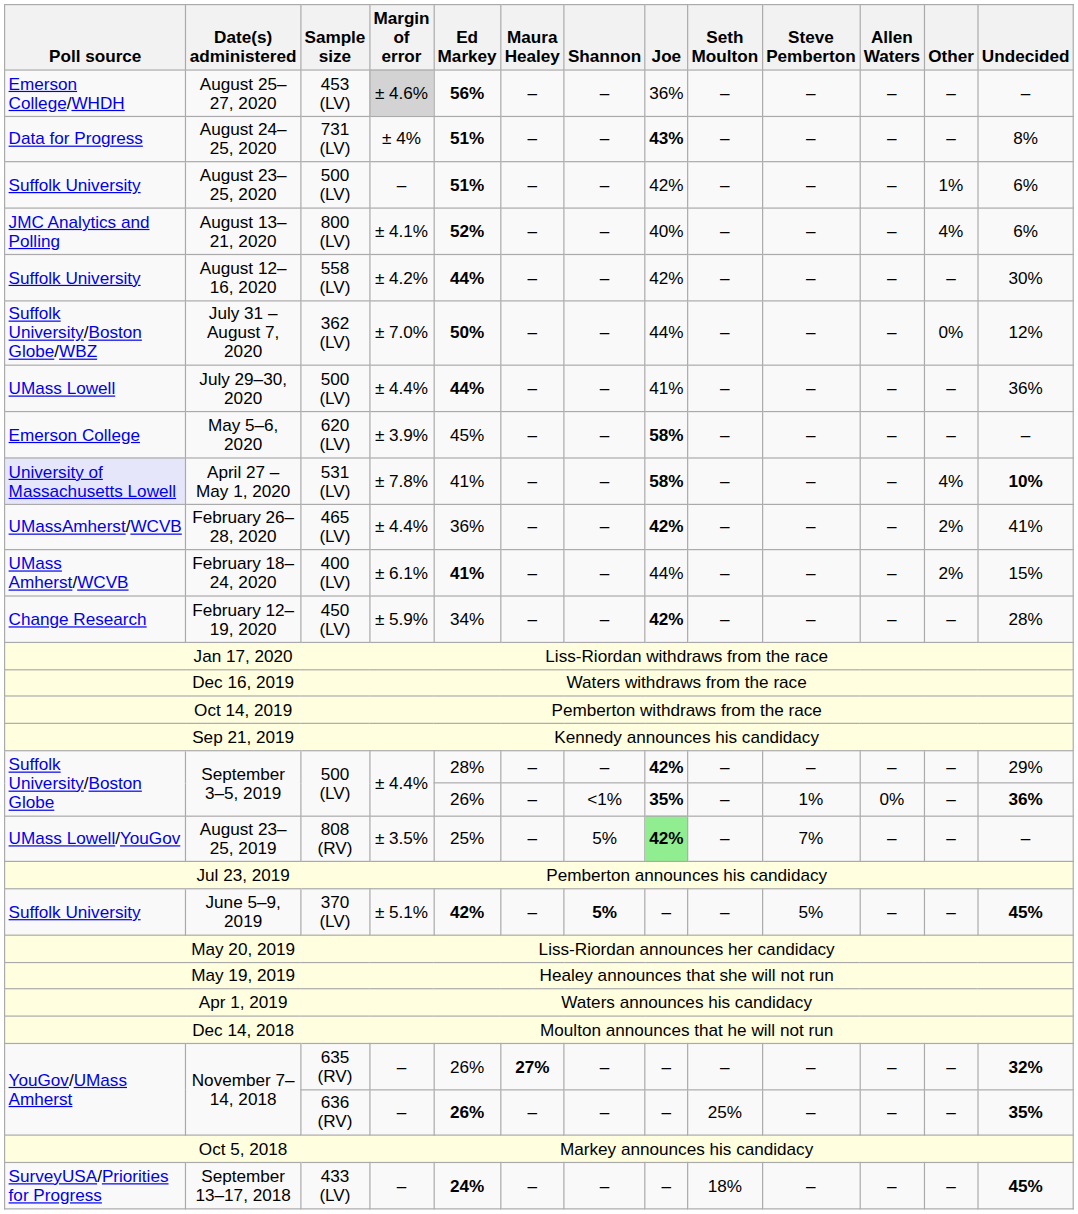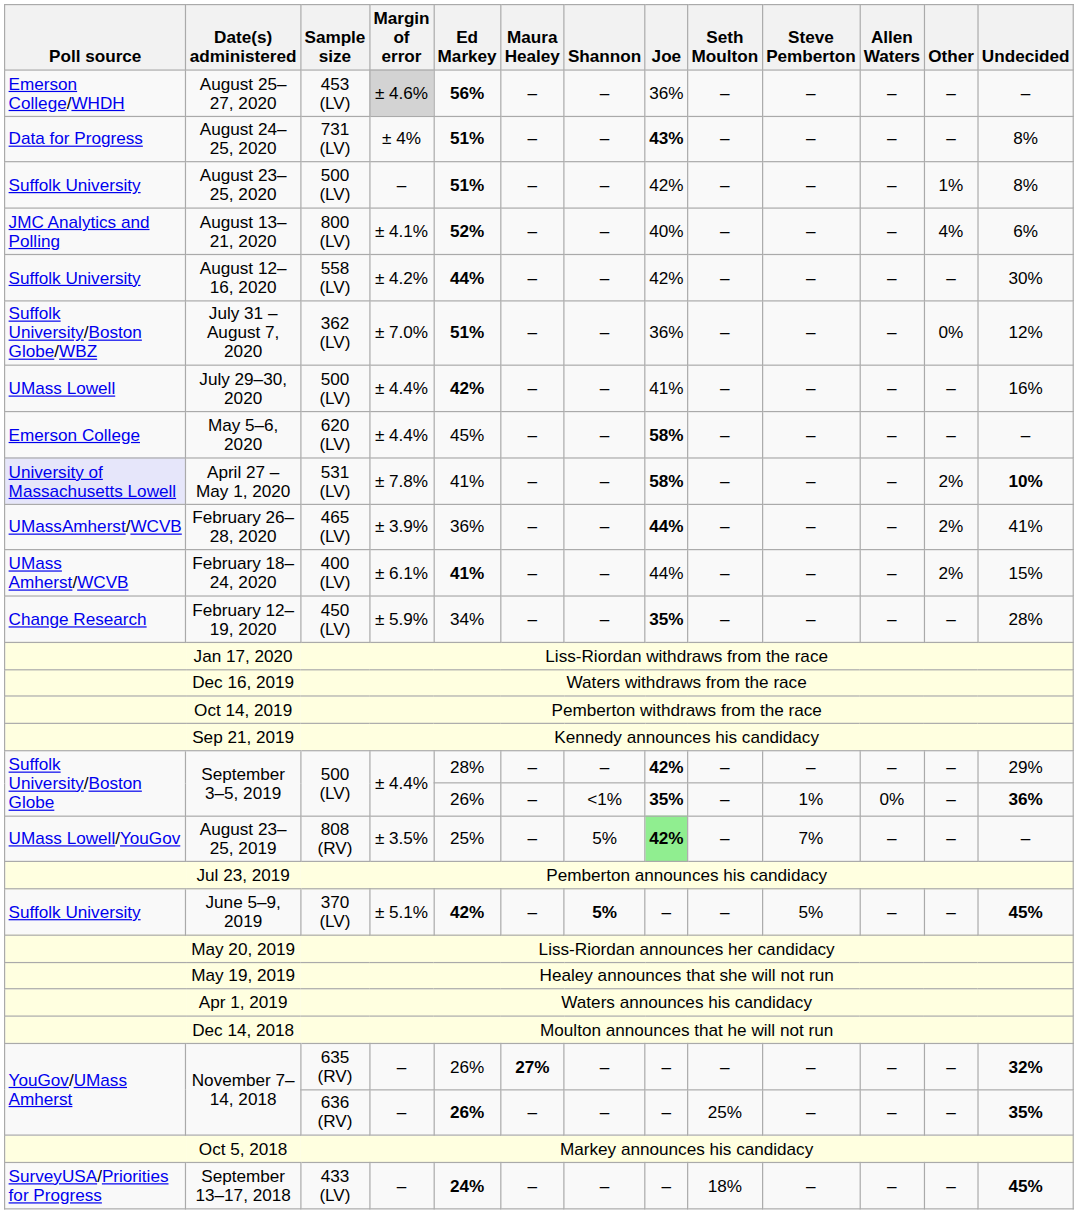(1026, 185) 6% -> (1026, 185) 8%
(467, 333) 50% -> (467, 333) 51%
(666, 333) 44% -> (666, 333) 36%
(467, 389) 44% -> (467, 389) 42%
(1026, 389) 36% -> (1026, 389) 16%
(402, 435) ± 3.9% -> (402, 435) ± 4.4%
(951, 481) 4% -> (951, 481) 2%
(402, 527) ± 4.4% -> (402, 527) ± 3.9%
(666, 527) 42% -> (666, 527) 44%
(666, 619) 42% -> (666, 619) 35%
